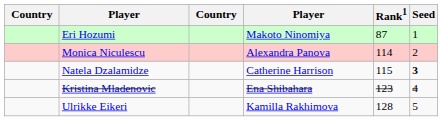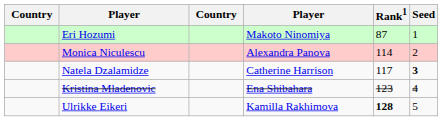(384, 70) 115 -> (384, 70) 117
(384, 106) normal -> (384, 106) bold
